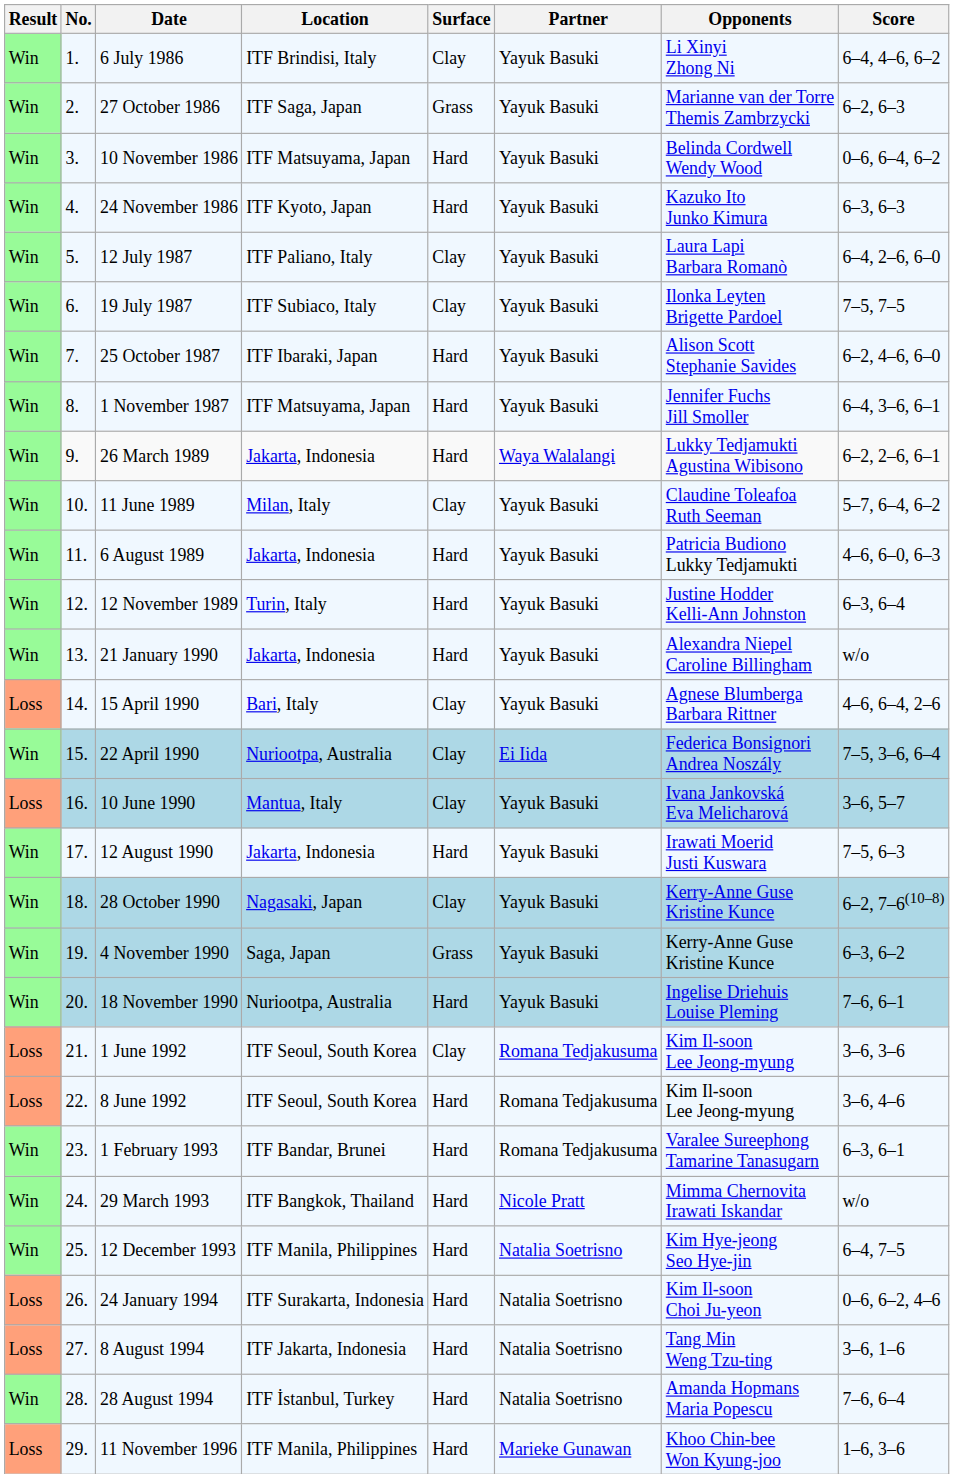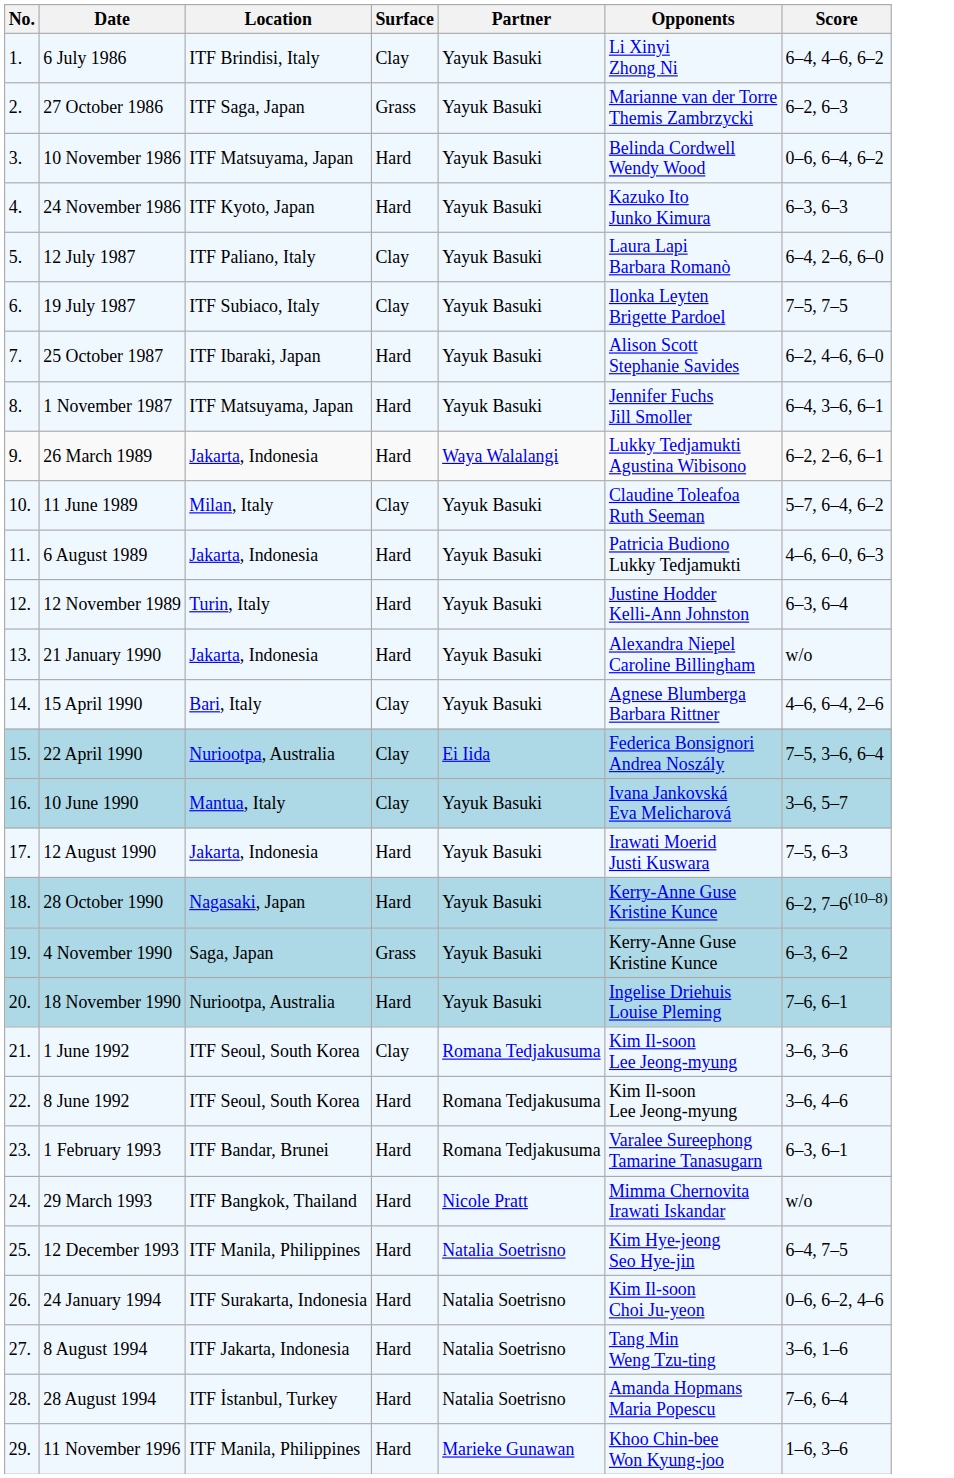- column: (33, 18)
(449, 902) Clay -> (393, 902) Hard
